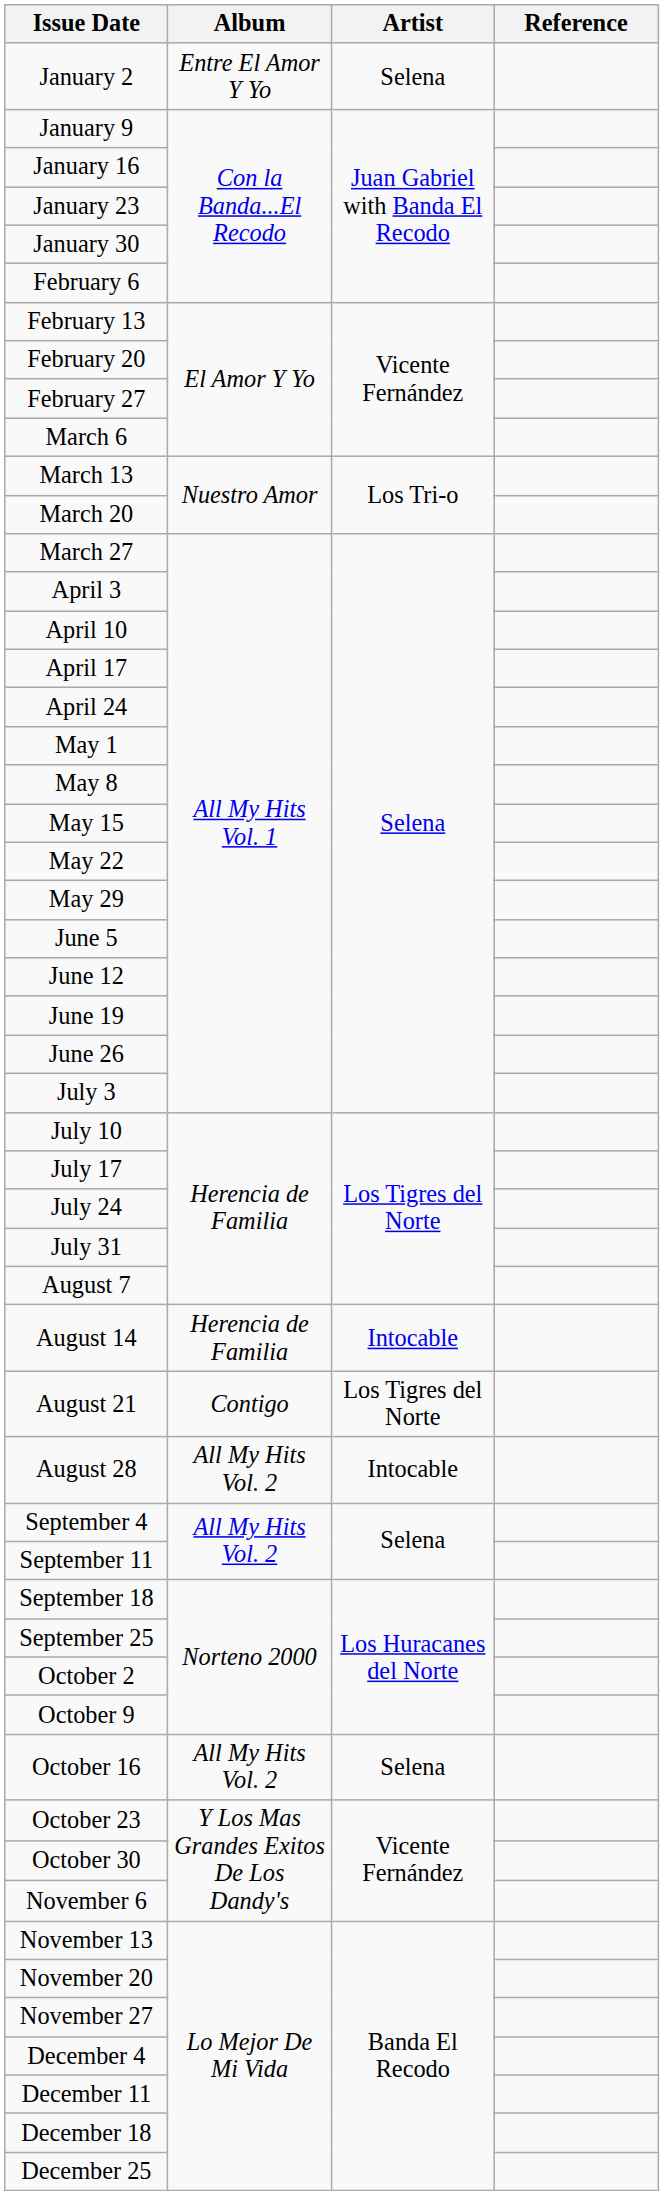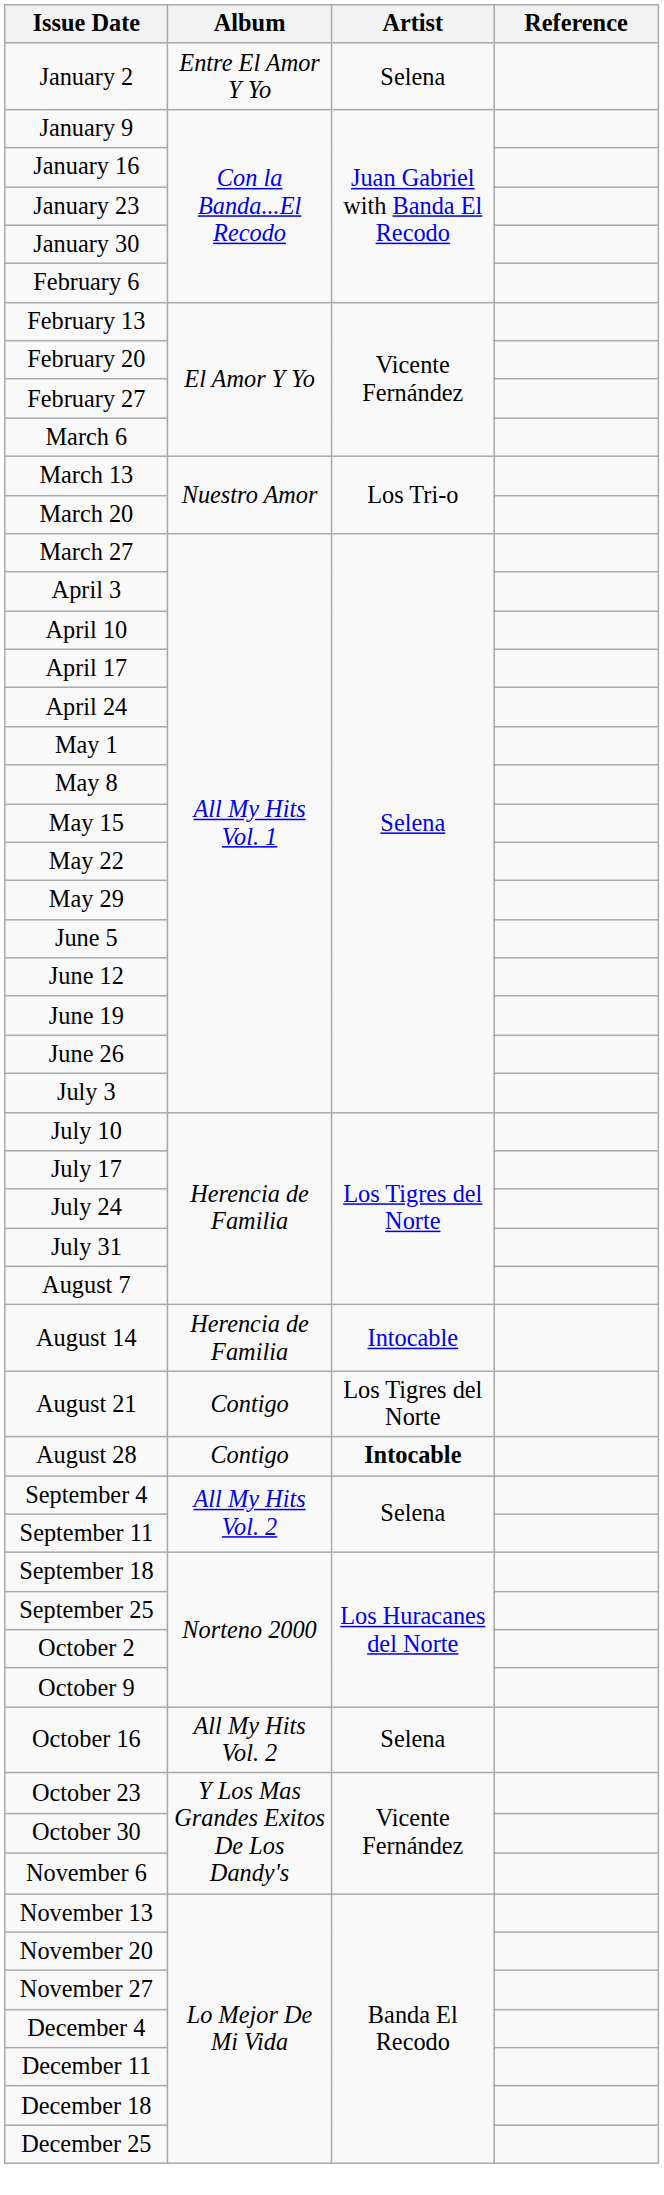(250, 1469) All My Hits Vol. 2 -> (250, 1455) Contigo
(413, 1469) normal -> (413, 1455) bold
